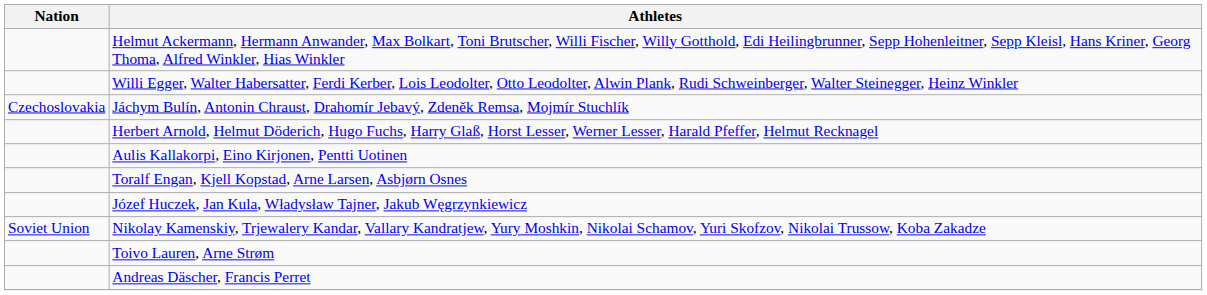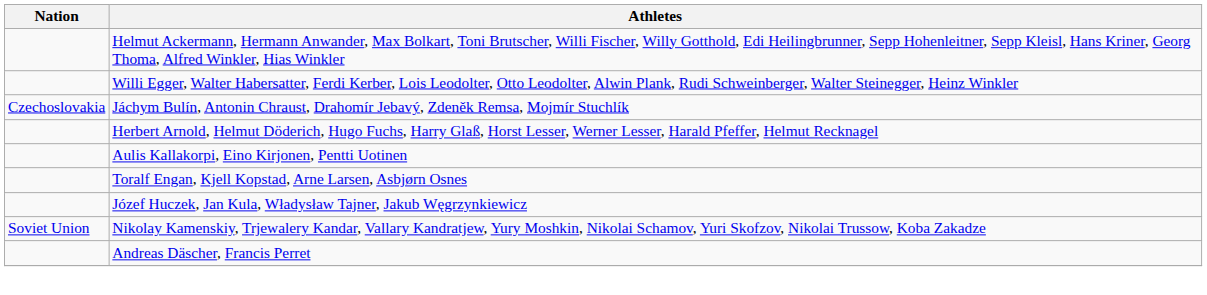- row: (193, 253)
